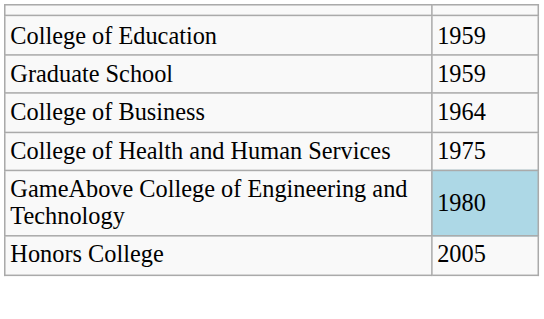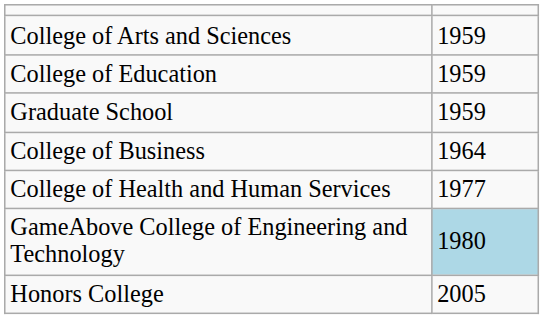+ row: (151, 34)
(461, 150) 1975 -> (461, 189) 1977
